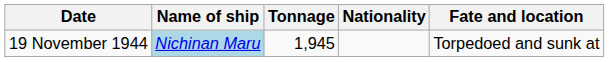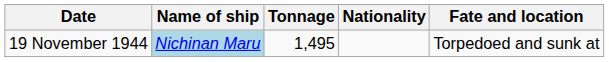(314, 43) 1,945 -> (314, 43) 1,495
